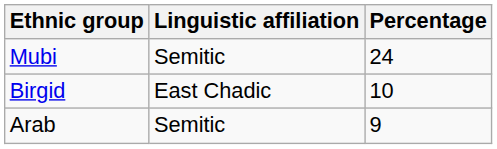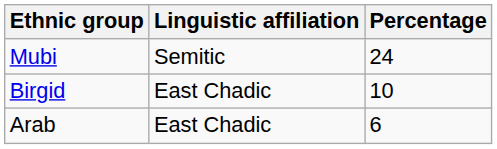(190, 125) Semitic -> (213, 125) East Chadic
(375, 125) 9 -> (375, 125) 6
